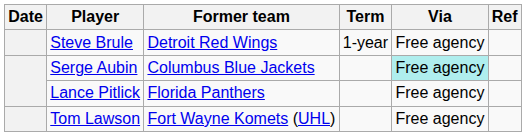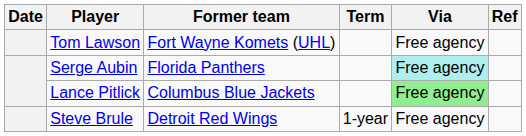rows swapped: (92, 42) <-> (95, 118)
(231, 67) Columbus Blue Jackets -> (206, 67) Florida Panthers
(206, 93) Florida Panthers -> (231, 93) Columbus Blue Jackets
(440, 93) no background -> (440, 93) lightgreen background
